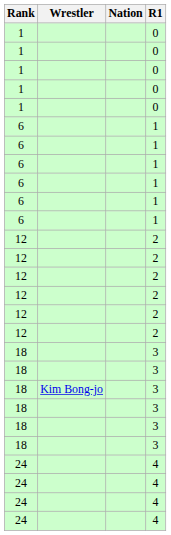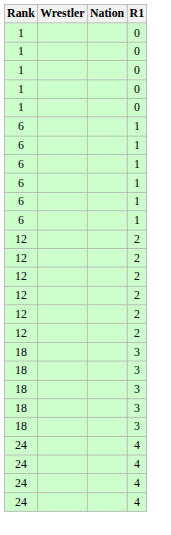- row: (21, 389)
